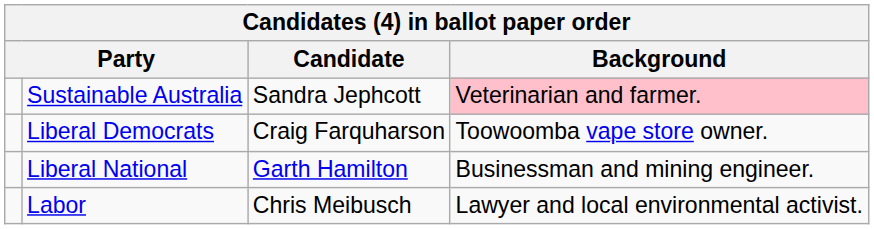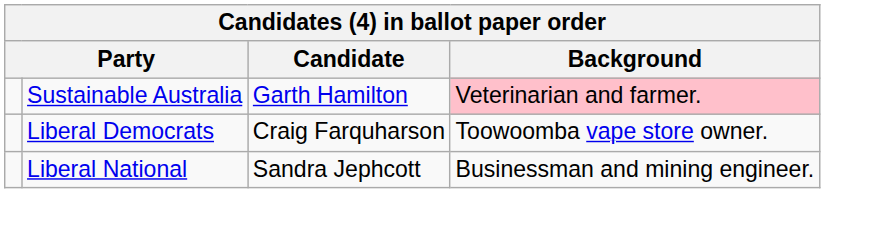(337, 95) Sandra Jephcott -> (330, 95) Garth Hamilton
(330, 168) Garth Hamilton -> (337, 168) Sandra Jephcott
- row: (57, 205)
